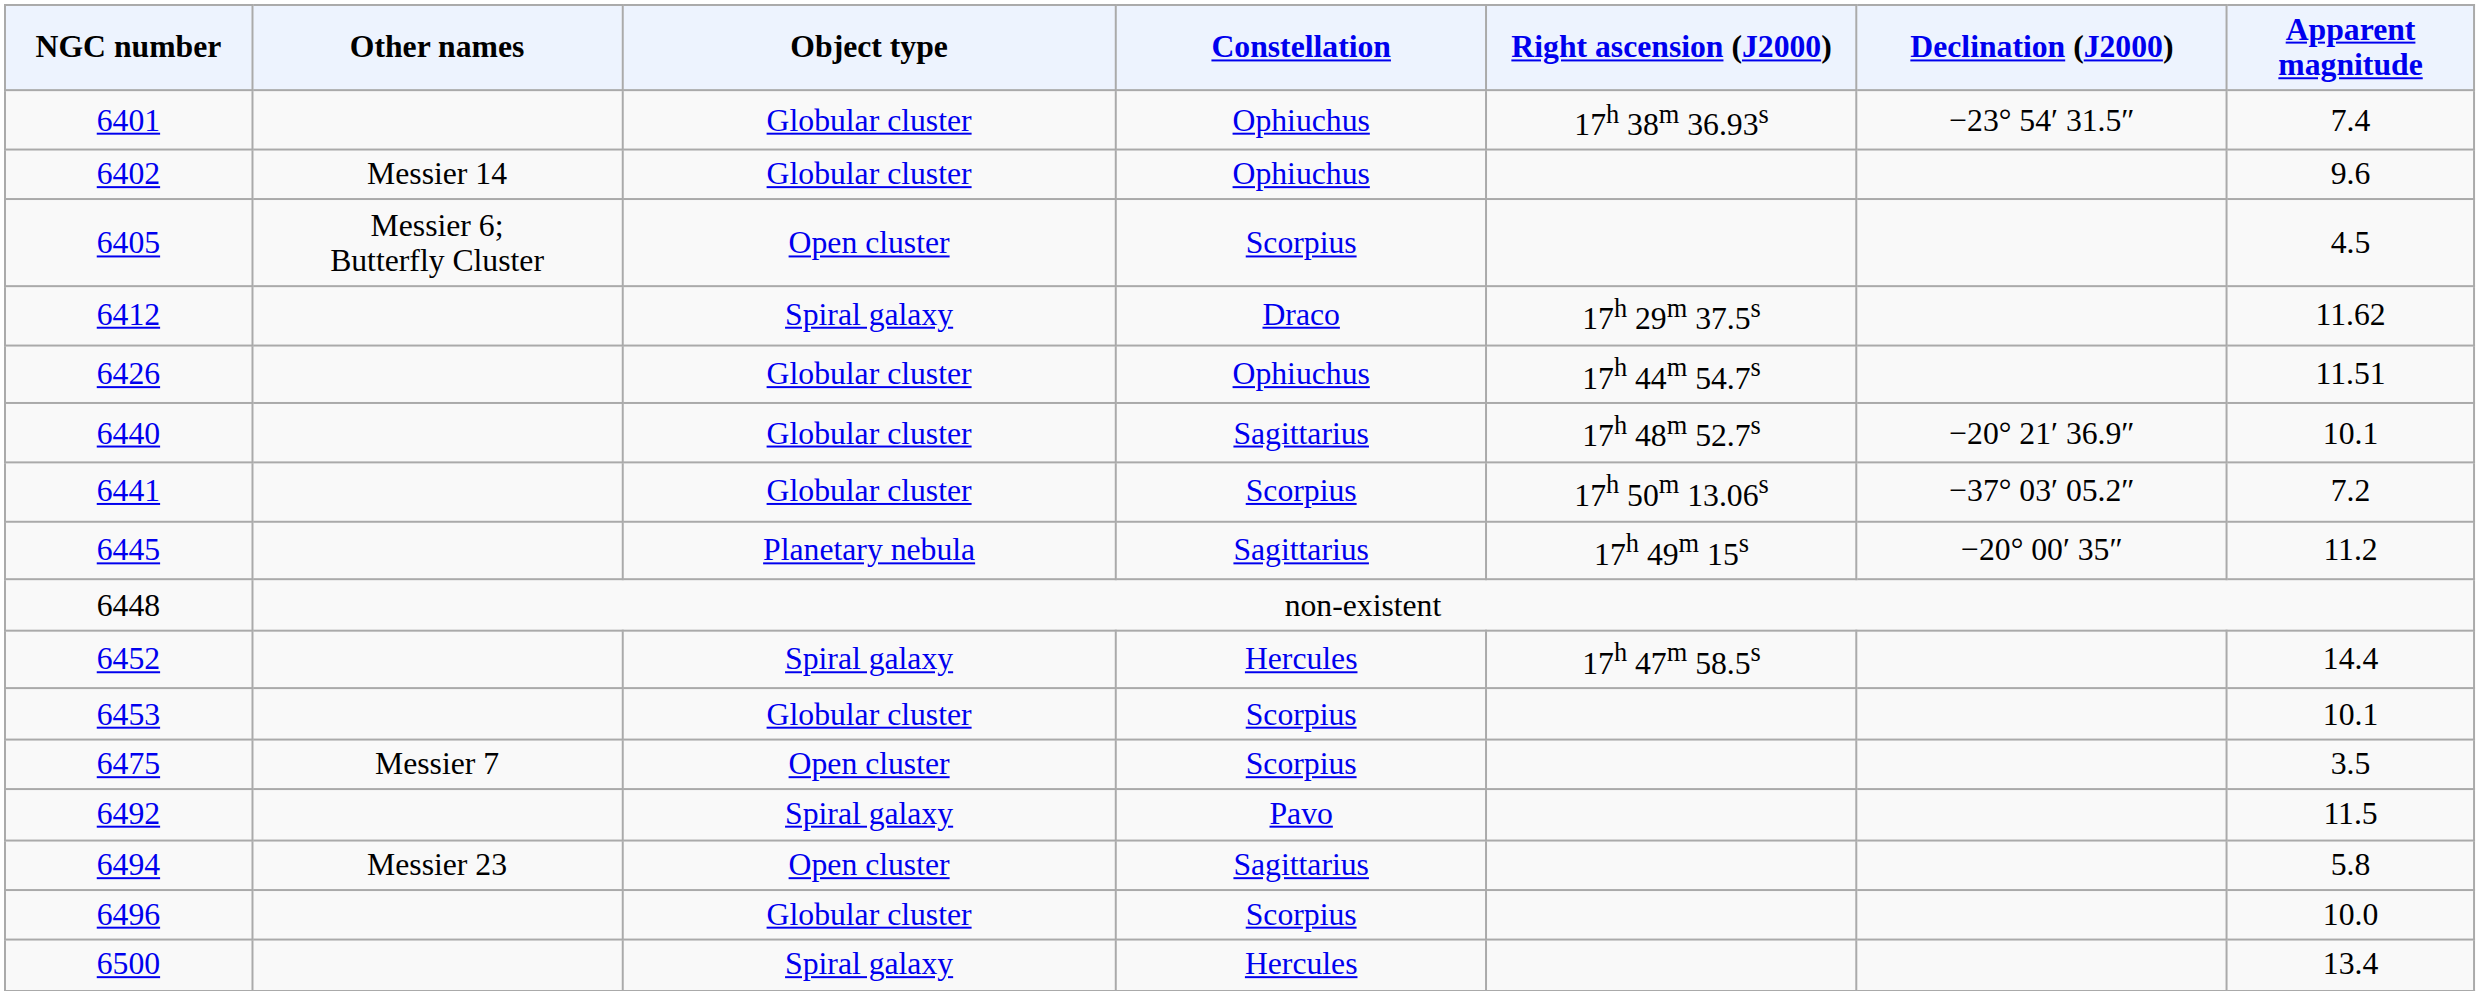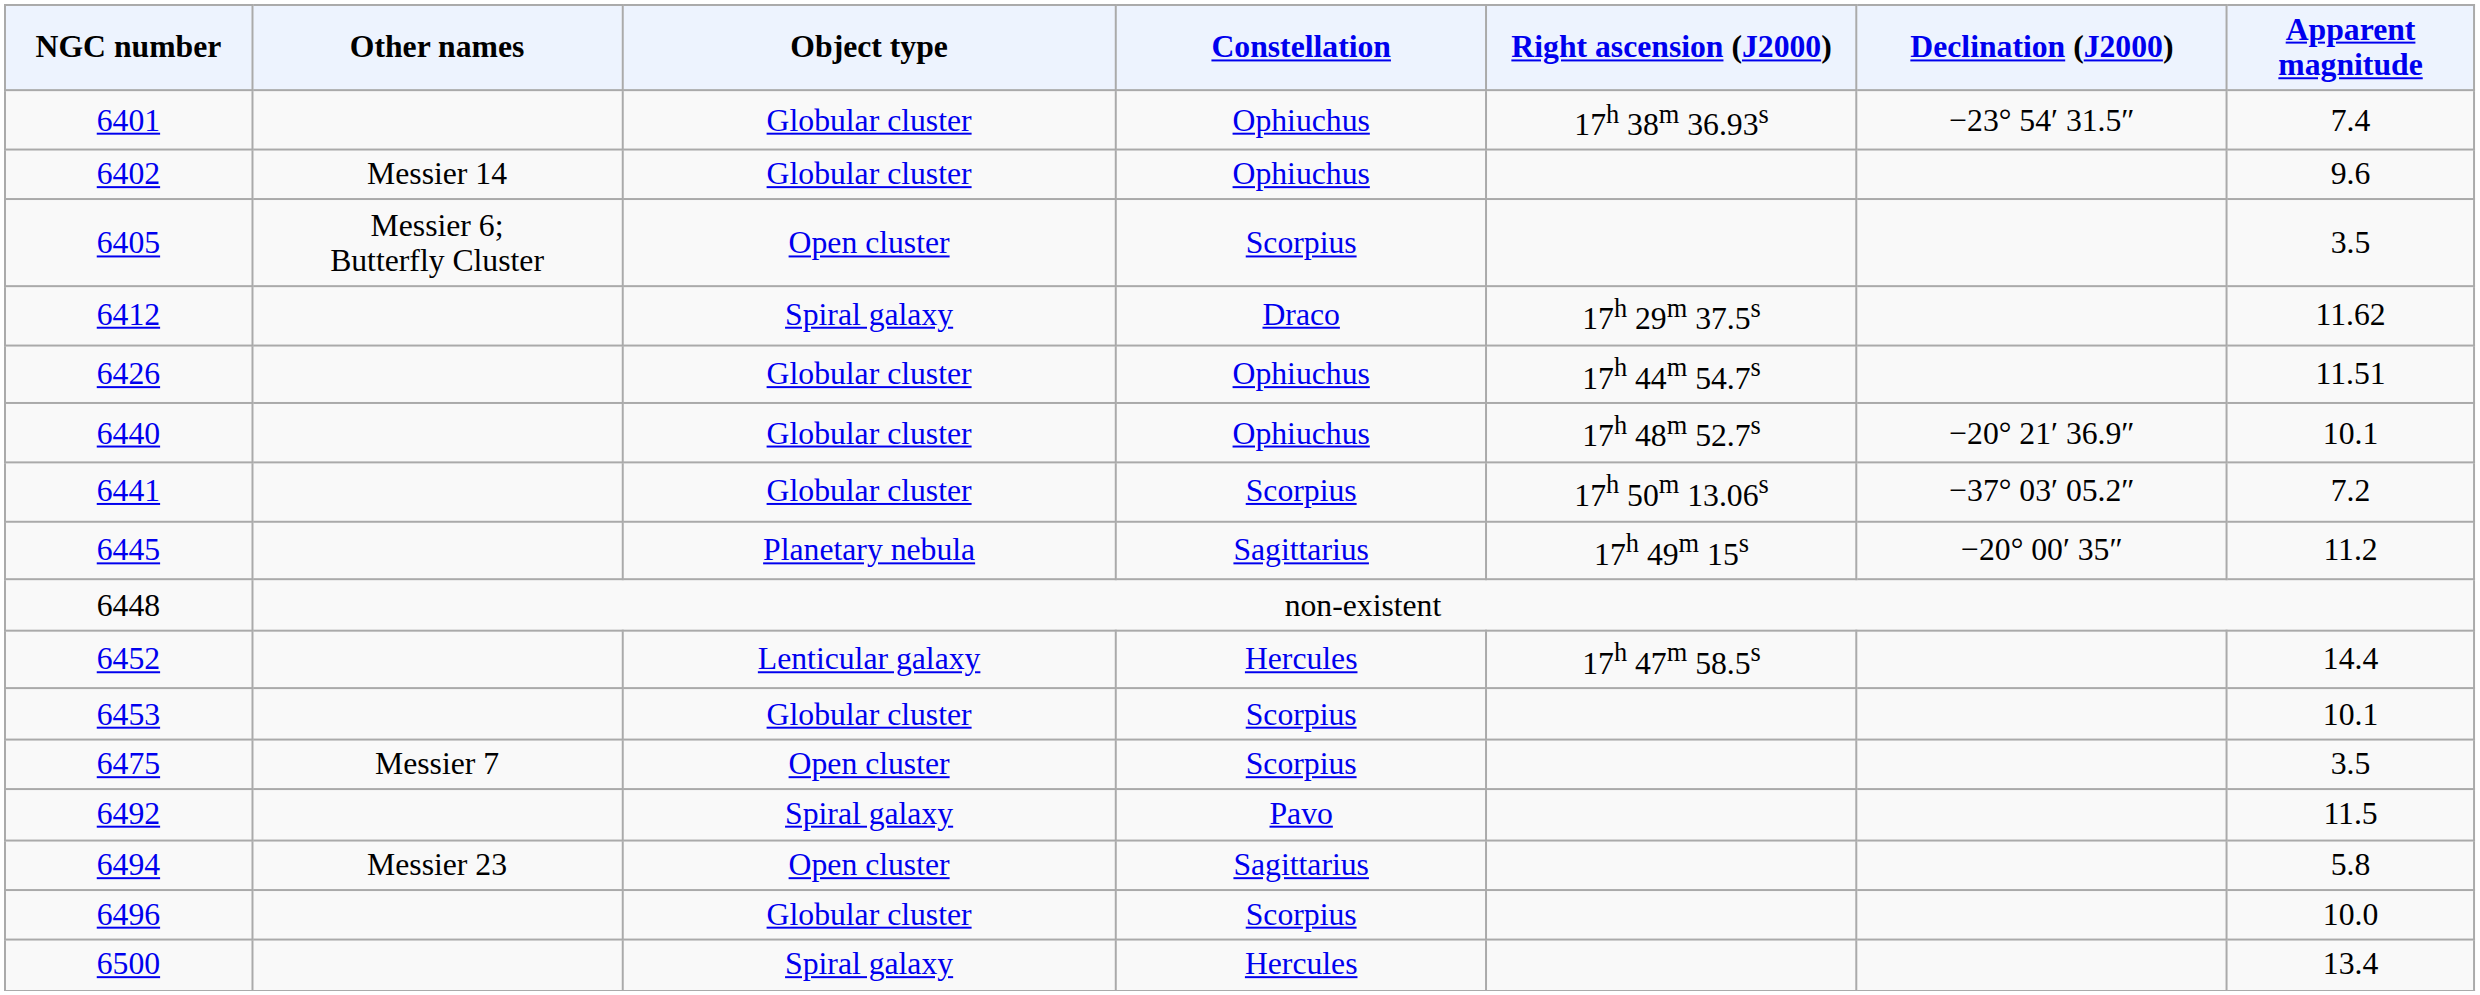(2351, 242) 4.5 -> (2351, 242) 3.5
(1301, 432) Sagittarius -> (1301, 432) Ophiuchus
(869, 659) Spiral galaxy -> (869, 659) Lenticular galaxy
